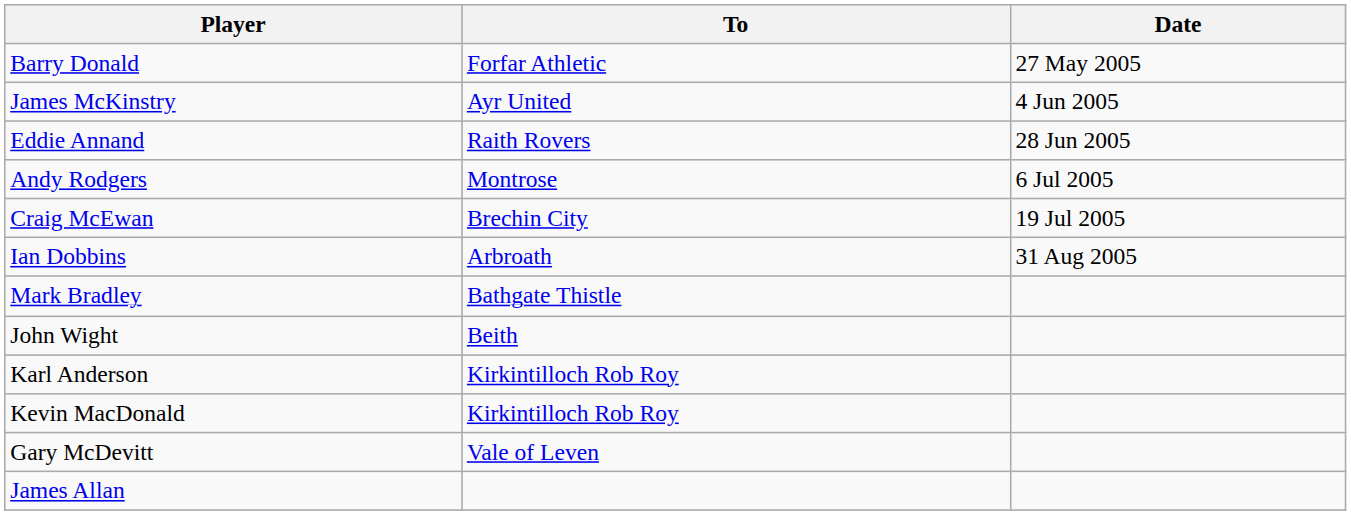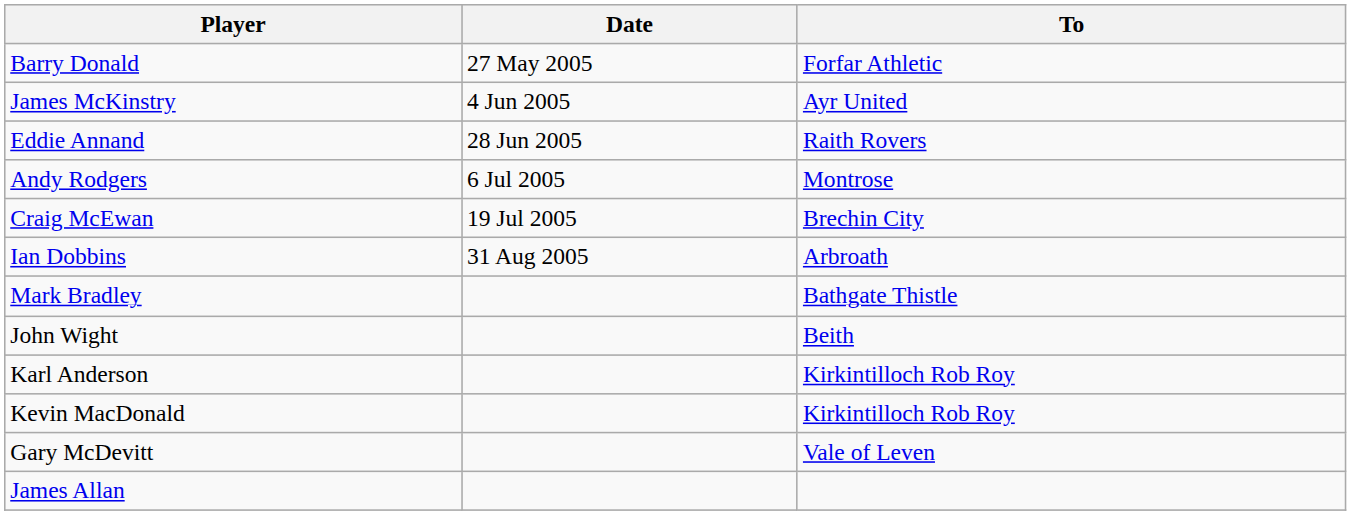columns swapped: (736, 24) <-> (1178, 24)
